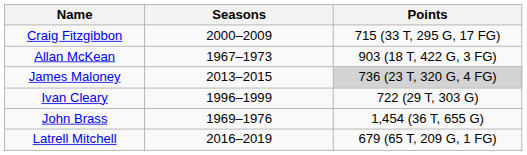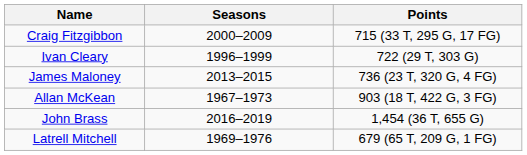rows swapped: (75, 56) <-> (75, 98)
(428, 77) lightgrey background -> (428, 77) no background
(239, 118) 1969–1976 -> (239, 118) 2016–2019
(239, 139) 2016–2019 -> (239, 139) 1969–1976
